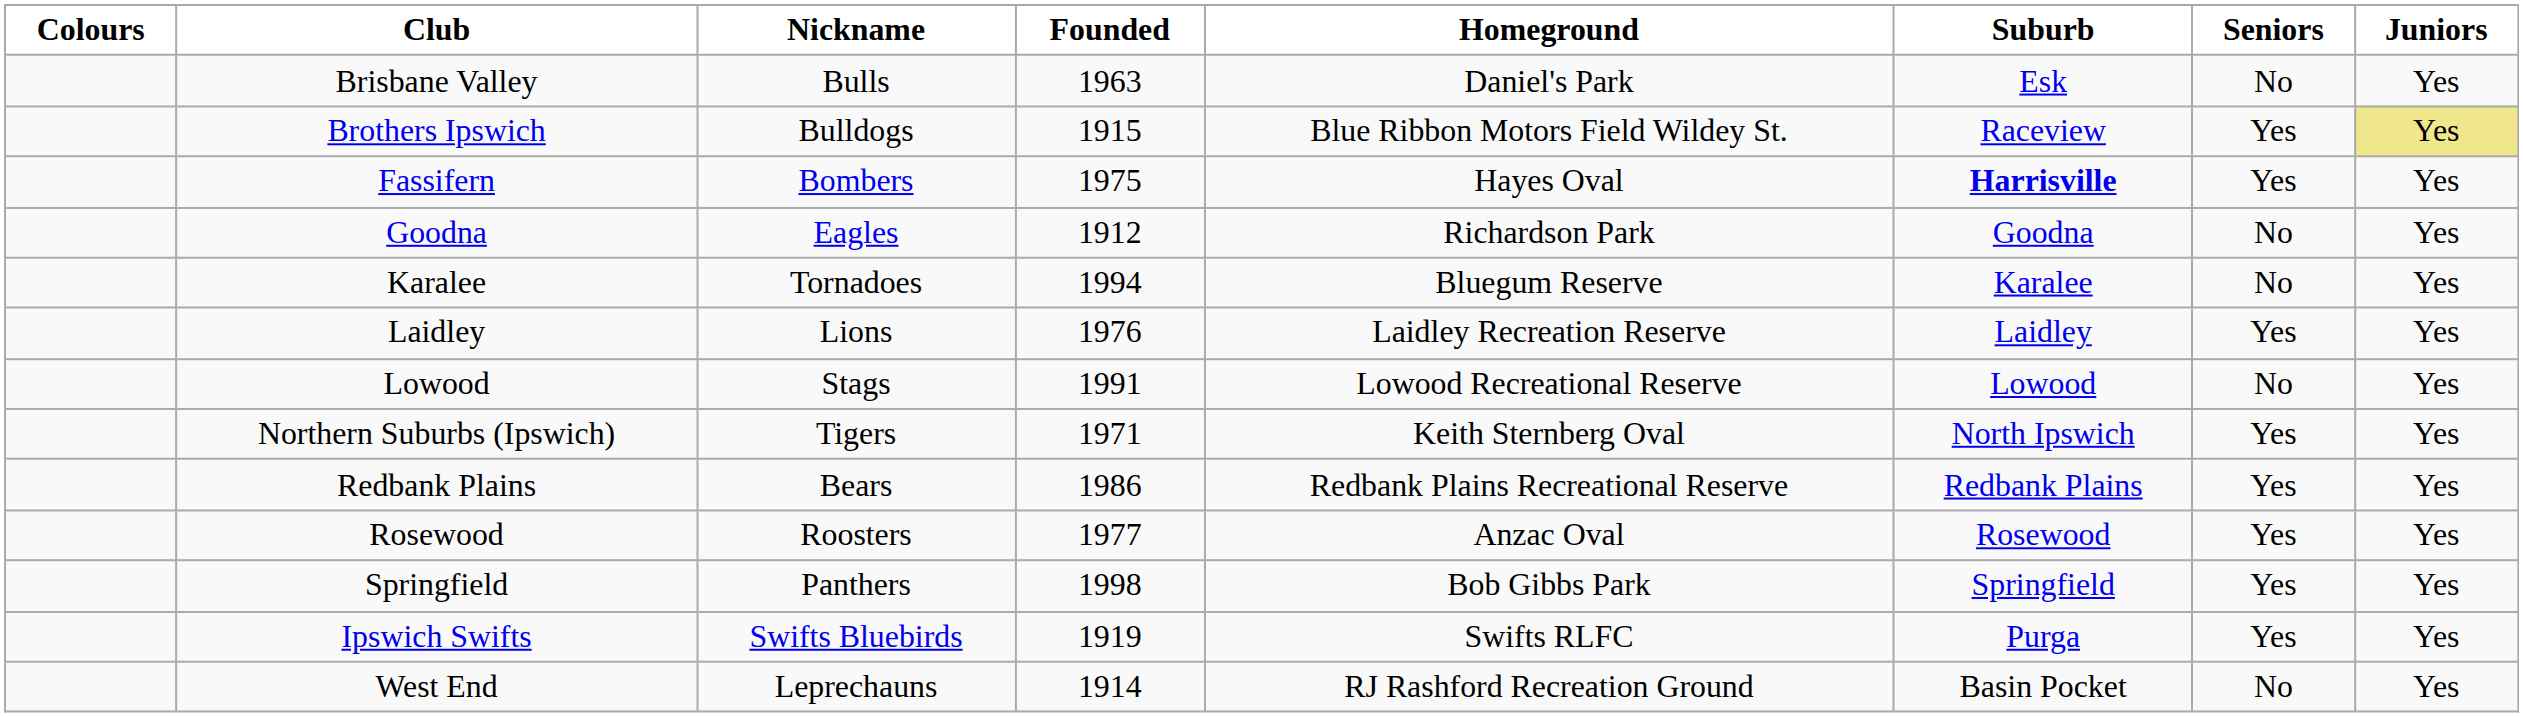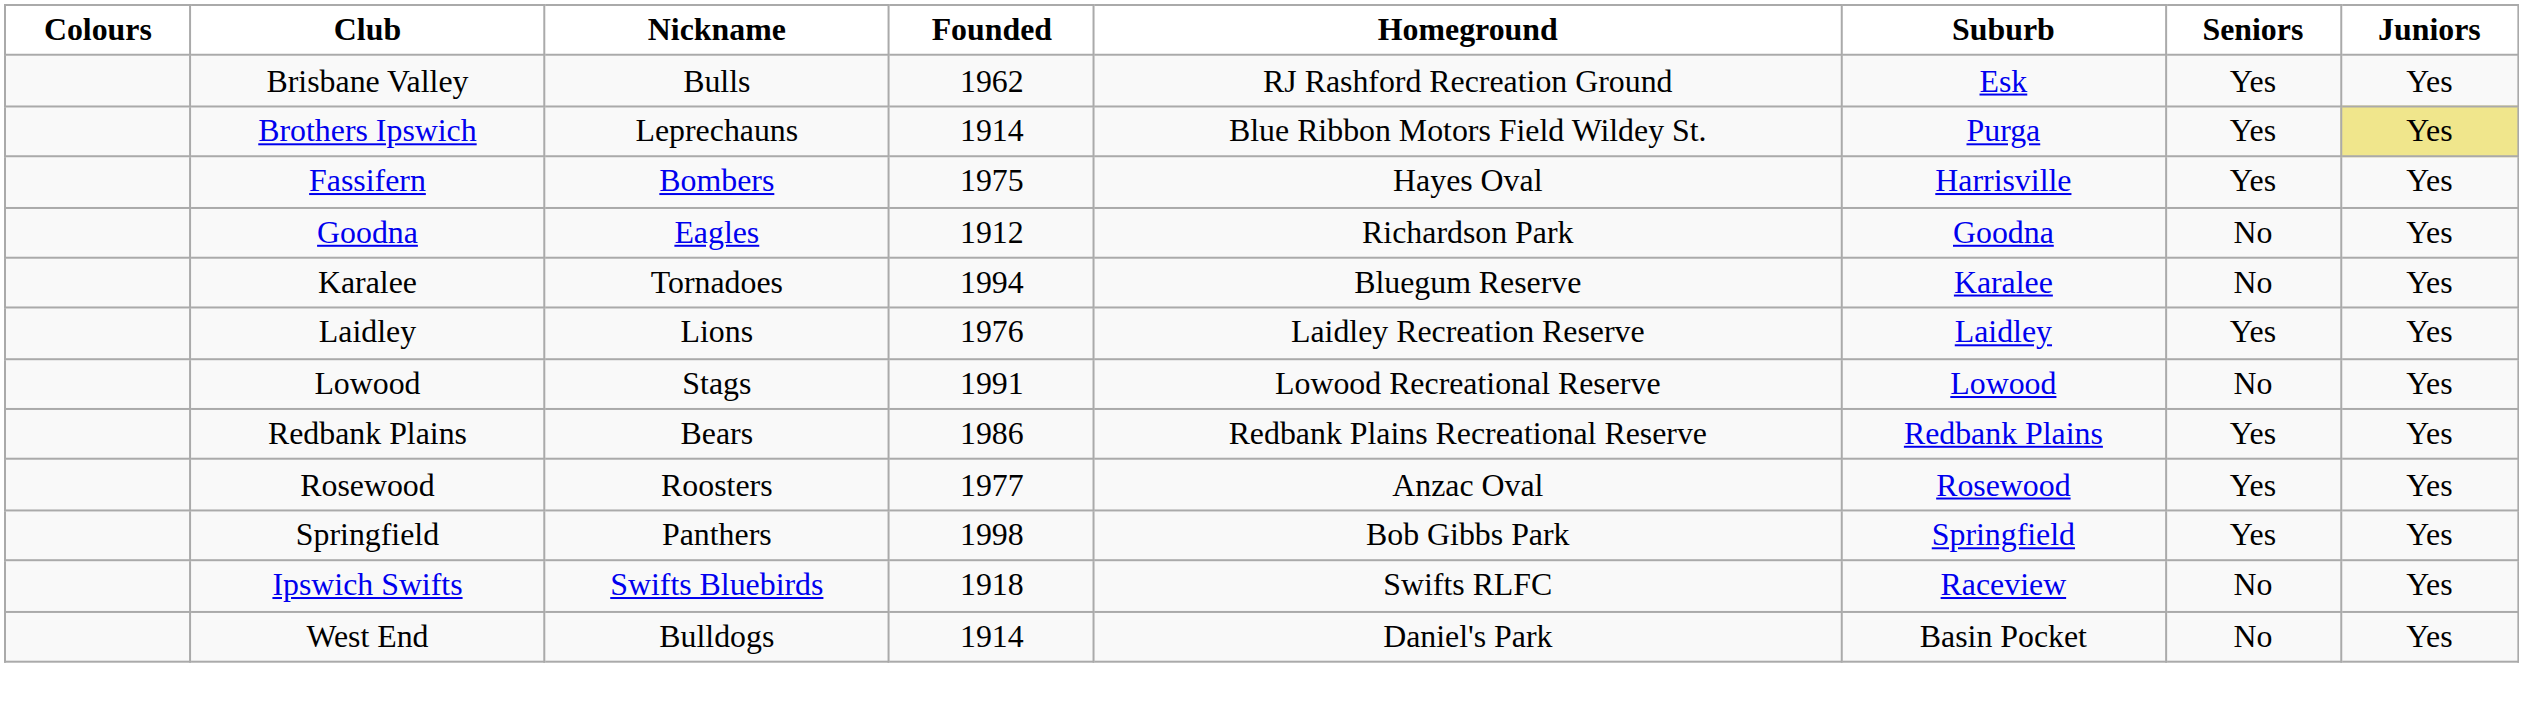(1110, 80) 1963 -> (992, 80) 1962
(1549, 80) Daniel's Park -> (1468, 80) RJ Rashford Recreation Ground
(2273, 80) No -> (2253, 80) Yes
(856, 130) Bulldogs -> (717, 130) Leprechauns
(1110, 130) 1915 -> (992, 130) 1914
(2043, 130) Raceview -> (2003, 130) Purga
(2043, 181) bold -> (2003, 181) normal
- row: (437, 433)
(1110, 635) 1919 -> (992, 585) 1918
(2043, 635) Purga -> (2003, 585) Raceview
(2273, 635) Yes -> (2253, 585) No
(856, 686) Leprechauns -> (717, 635) Bulldogs
(1549, 686) RJ Rashford Recreation Ground -> (1468, 635) Daniel's Park
